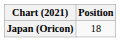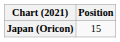(96, 28) 18 -> (96, 28) 15
